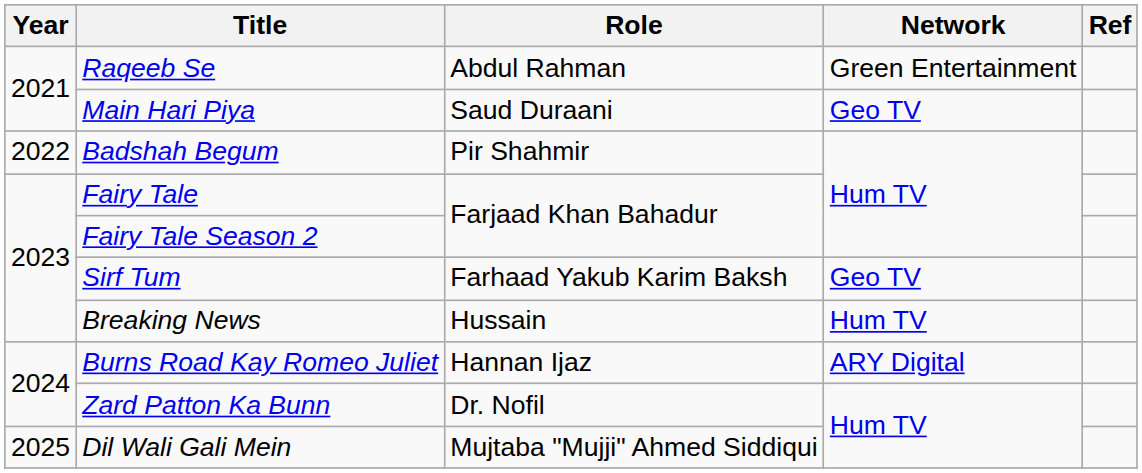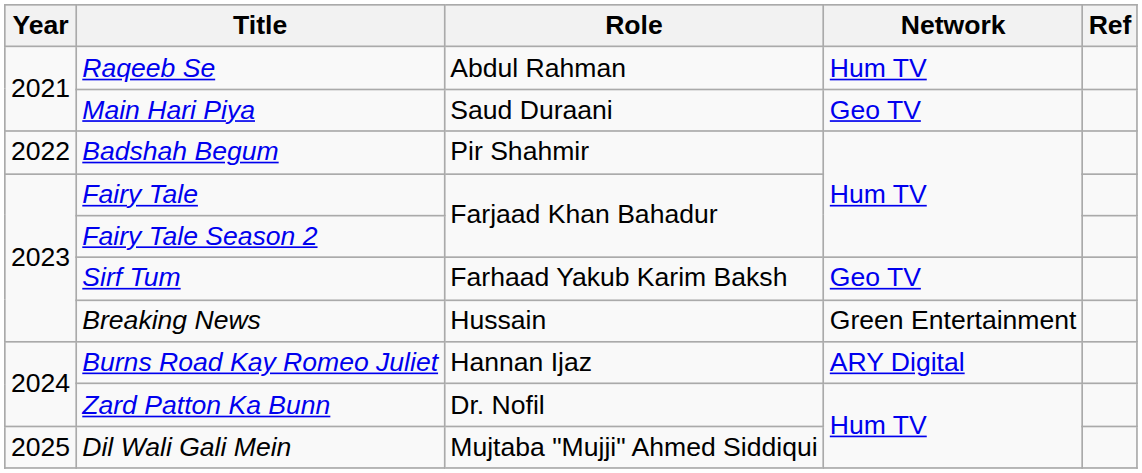(953, 67) Green Entertainment -> (878, 67) Hum TV
(878, 320) Hum TV -> (953, 320) Green Entertainment
